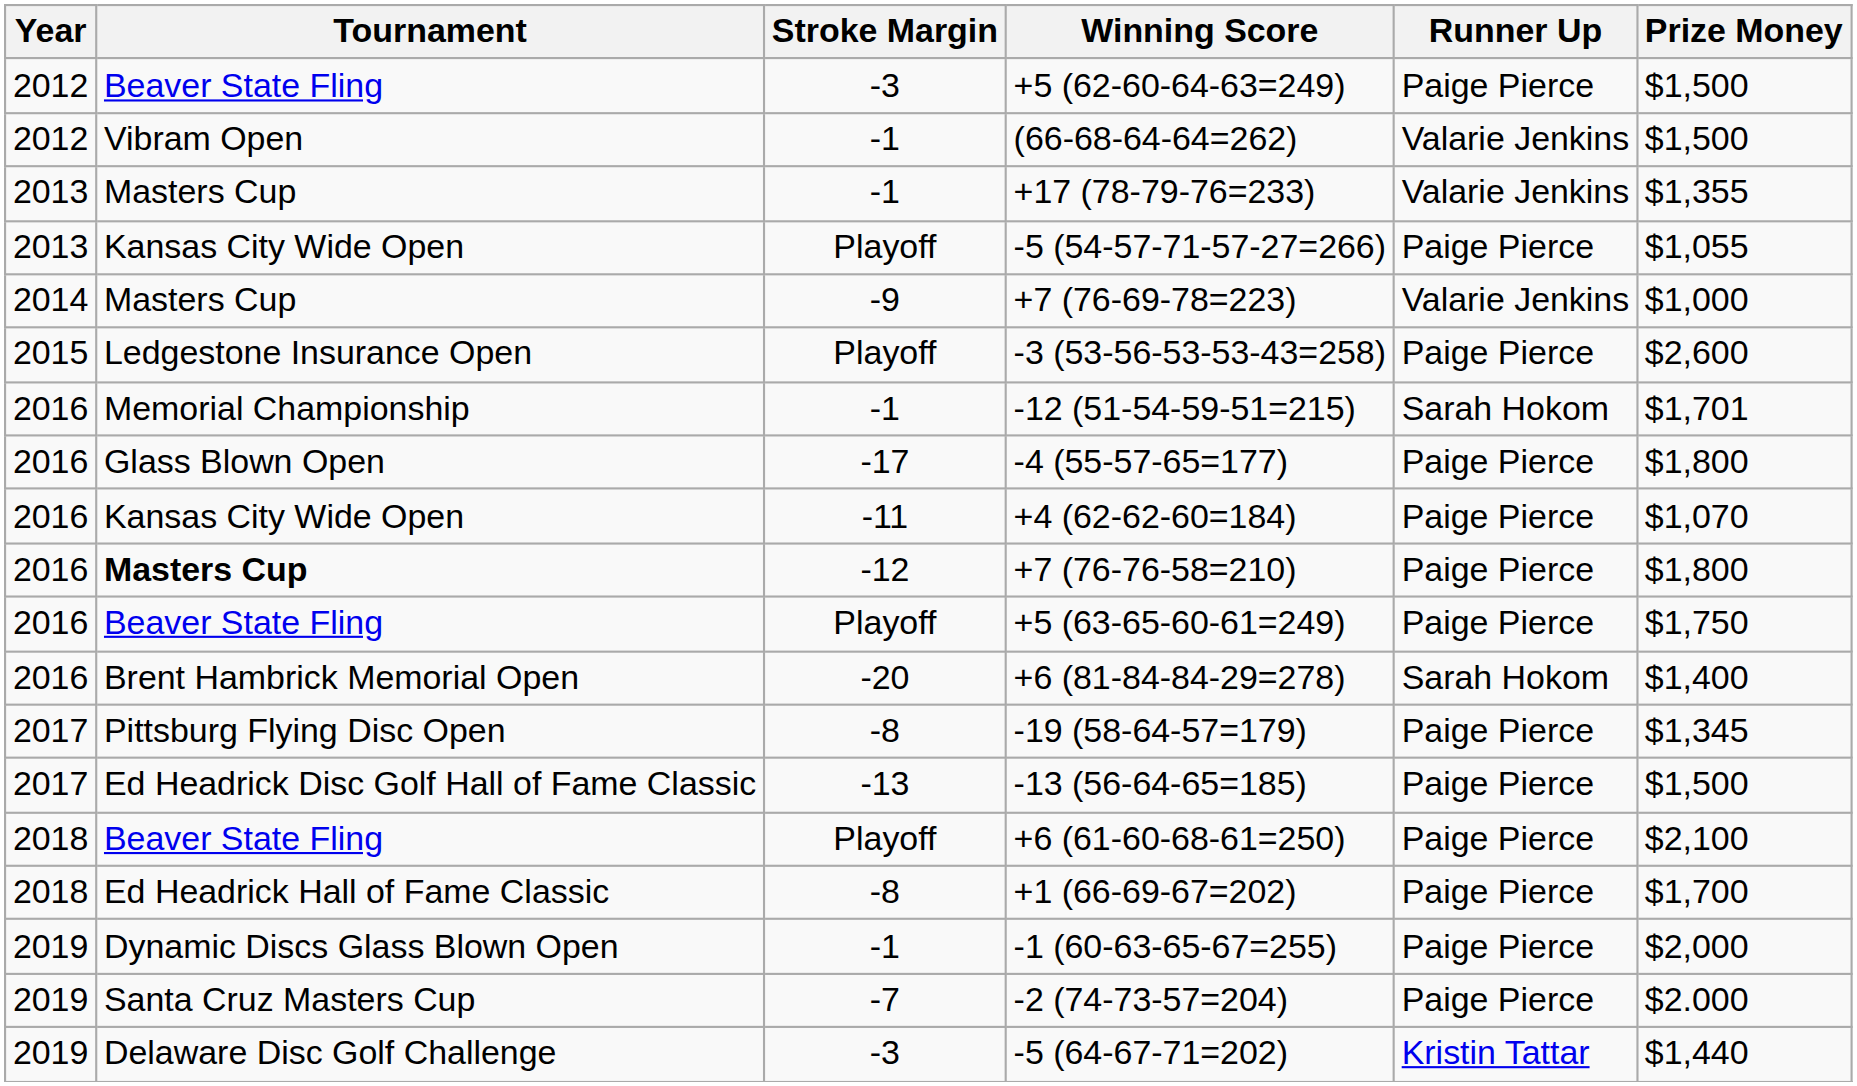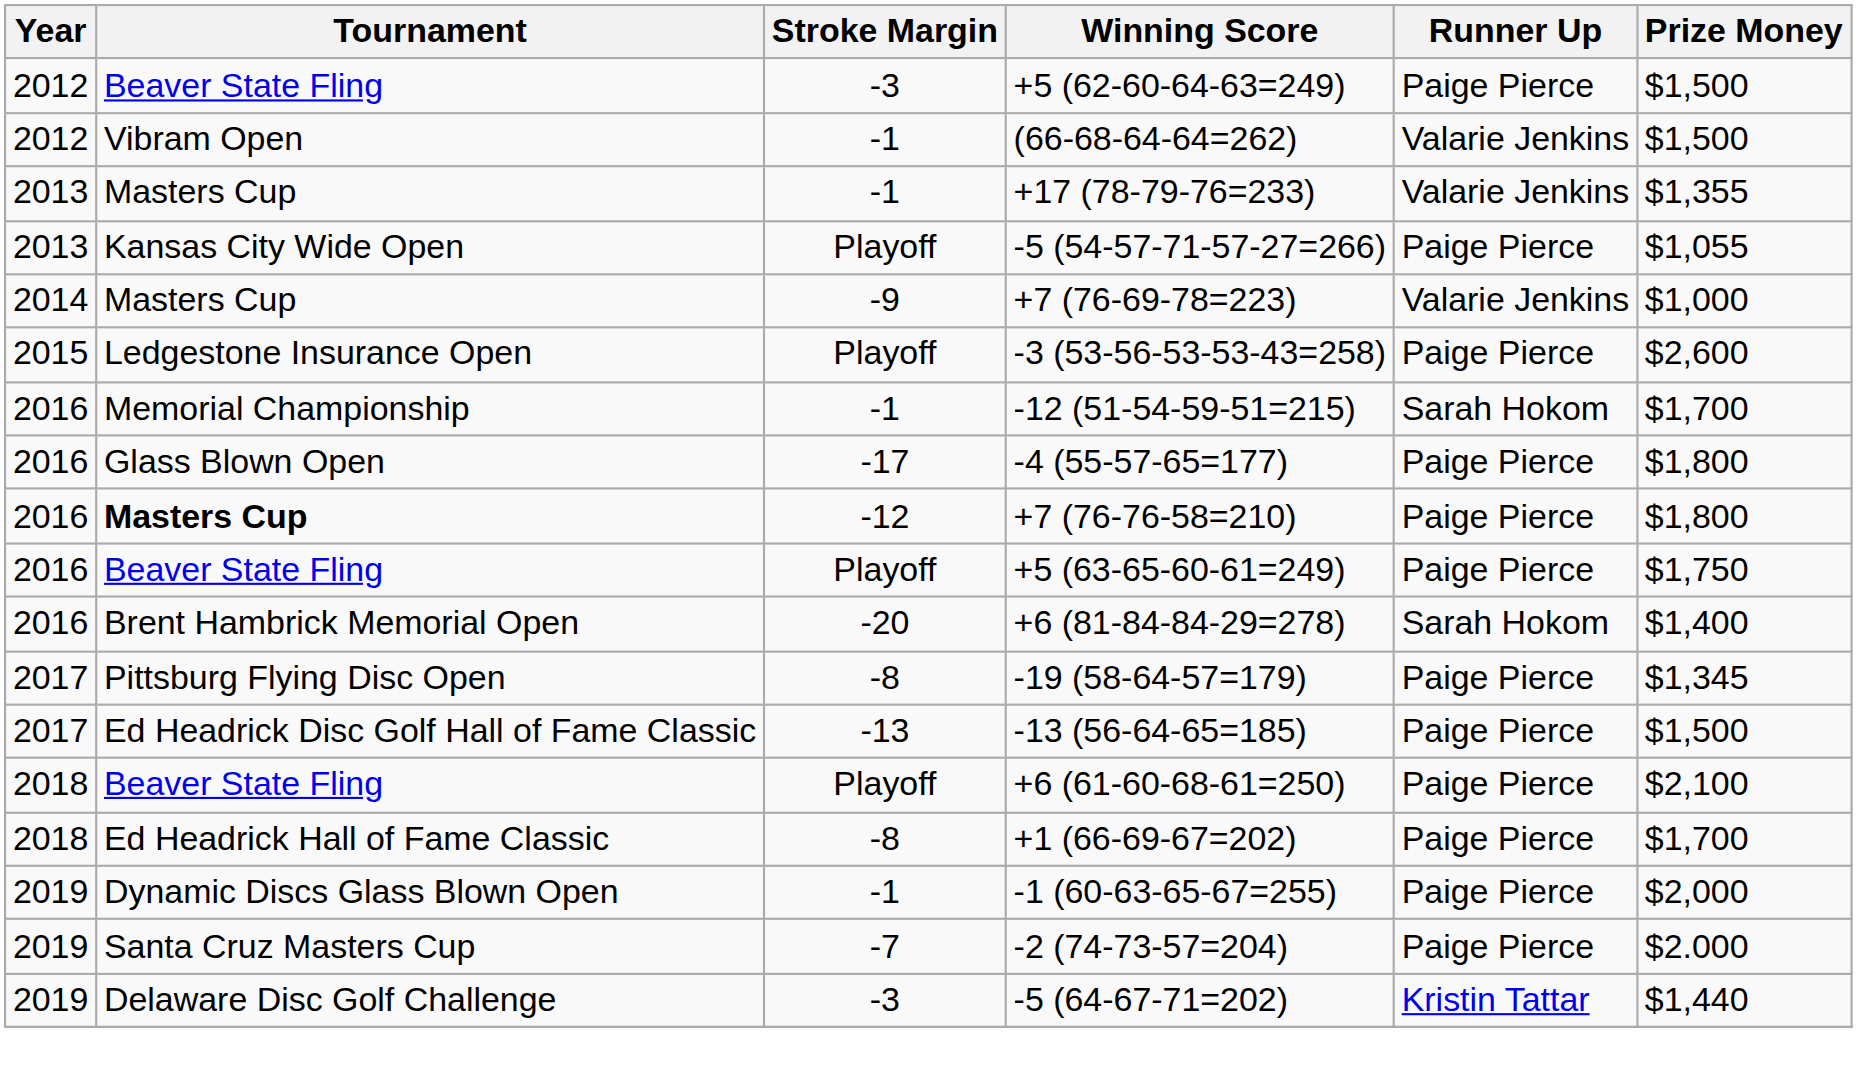(1697, 407) $1,701 -> (1697, 407) $1,700
- row: (1155, 515)
